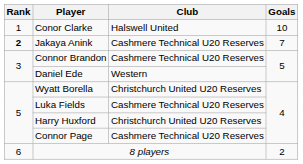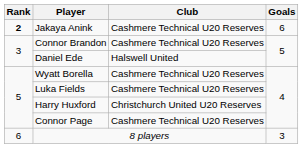- row: (64, 27)
(282, 43) 7 -> (282, 27) 6
(129, 74) Western -> (145, 58) Halswell United
(186, 89) Christchurch United U20 Reserves -> (187, 74) Cashmere Technical U20 Reserves
(282, 151) 2 -> (282, 136) 3
